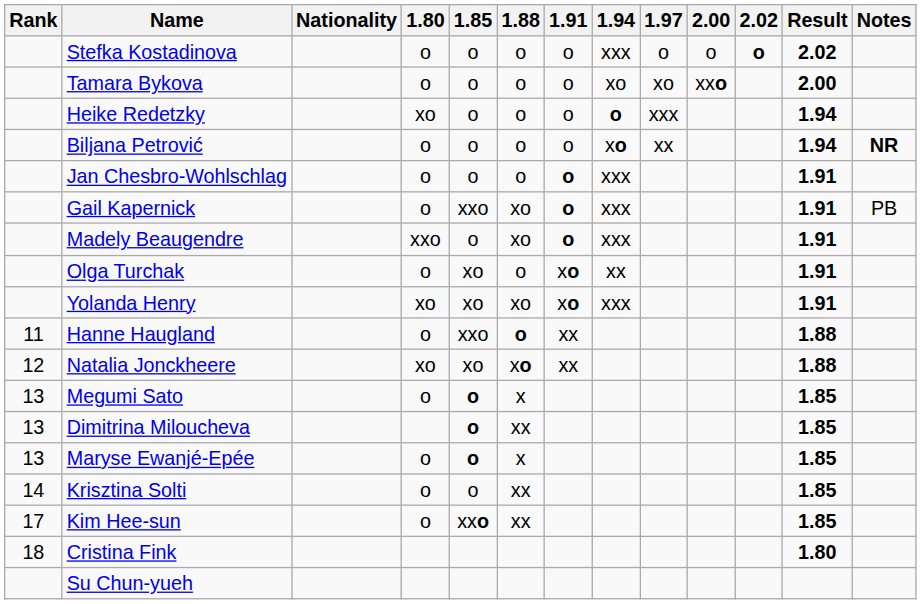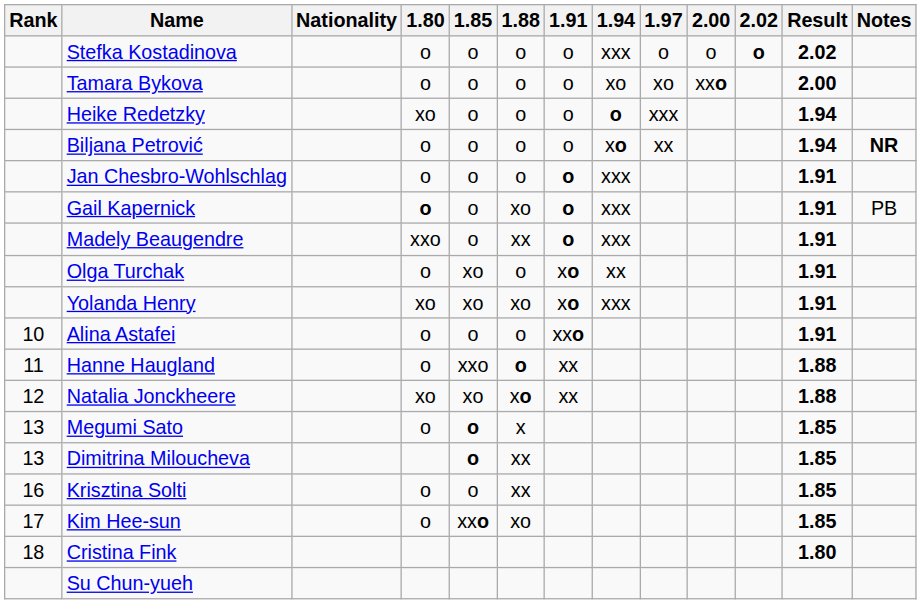(425, 208) normal -> (425, 208) bold
(473, 208) xxo -> (473, 208) o
(521, 239) xo -> (521, 239) xx
+ row: (121, 333)
- row: (161, 458)
(33, 490) 14 -> (33, 490) 16
(521, 521) xx -> (521, 521) xo
